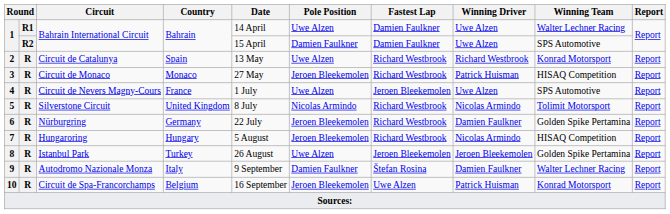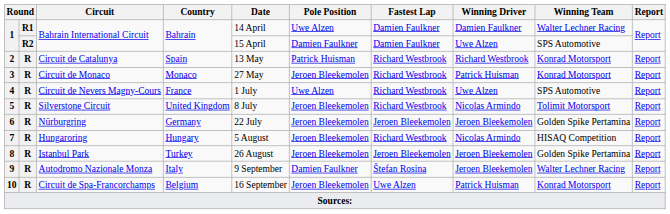(476, 27) Uwe Alzen -> (488, 27) Damien Faulkner
(313, 59) Uwe Alzen -> (323, 59) Patrick Huisman
(577, 74) HISAQ Competition -> (574, 74) Konrad Motorsport
(412, 90) Jeroen Bleekemolen -> (410, 90) Richard Westbrook
(324, 106) Nicolas Armindo -> (330, 106) Jeroen Bleekemolen
(410, 121) Richard Westbrook -> (412, 121) Jeroen Bleekemolen
(488, 121) Damien Faulkner -> (494, 121) Jeroen Bleekemolen
(313, 153) Uwe Alzen -> (330, 153) Jeroen Bleekemolen
(488, 169) Damien Faulkner -> (494, 169) Jeroen Bleekemolen
